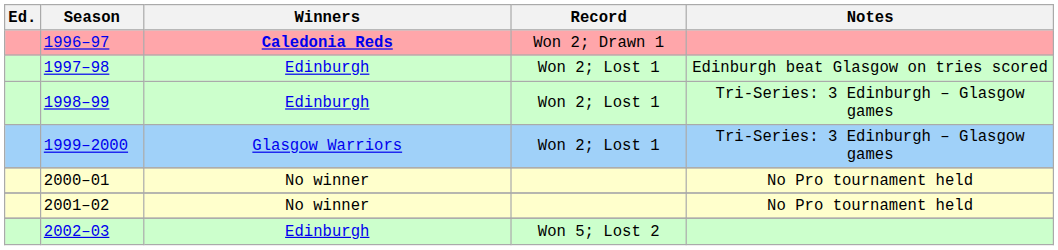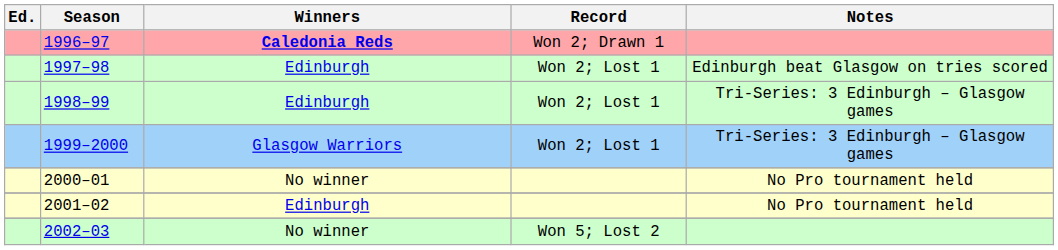(327, 206) No winner -> (327, 206) Edinburgh
(327, 231) Edinburgh -> (327, 231) No winner
